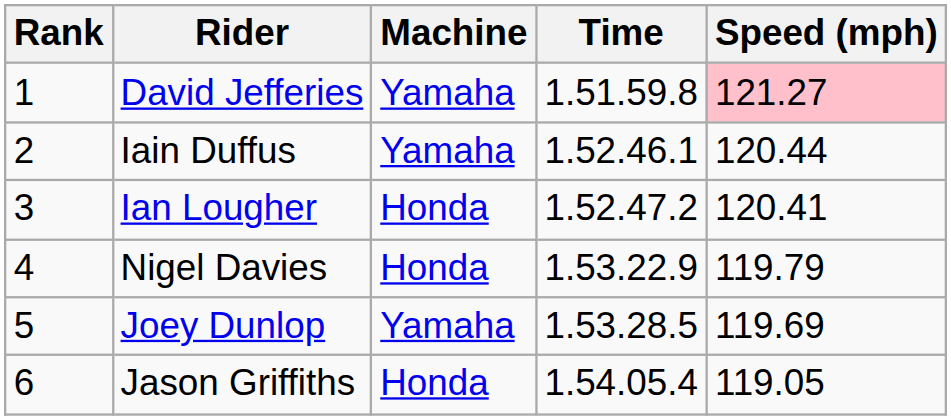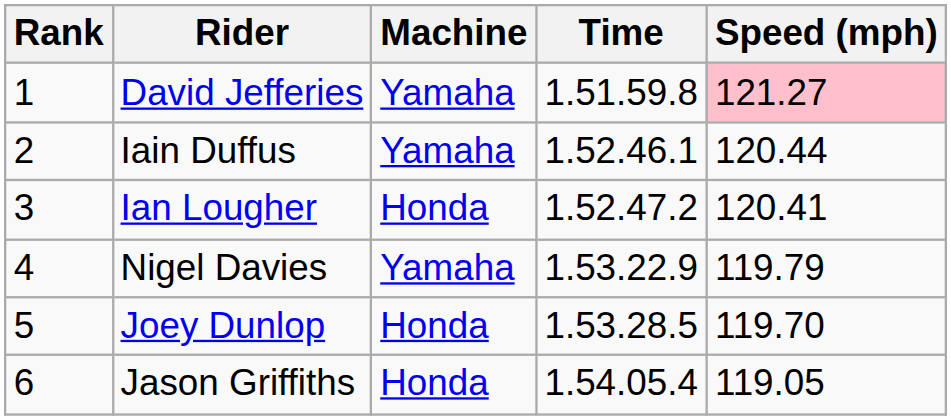(434, 267) Honda -> (447, 267) Yamaha
(447, 325) Yamaha -> (434, 325) Honda
(770, 325) 119.69 -> (770, 325) 119.70
